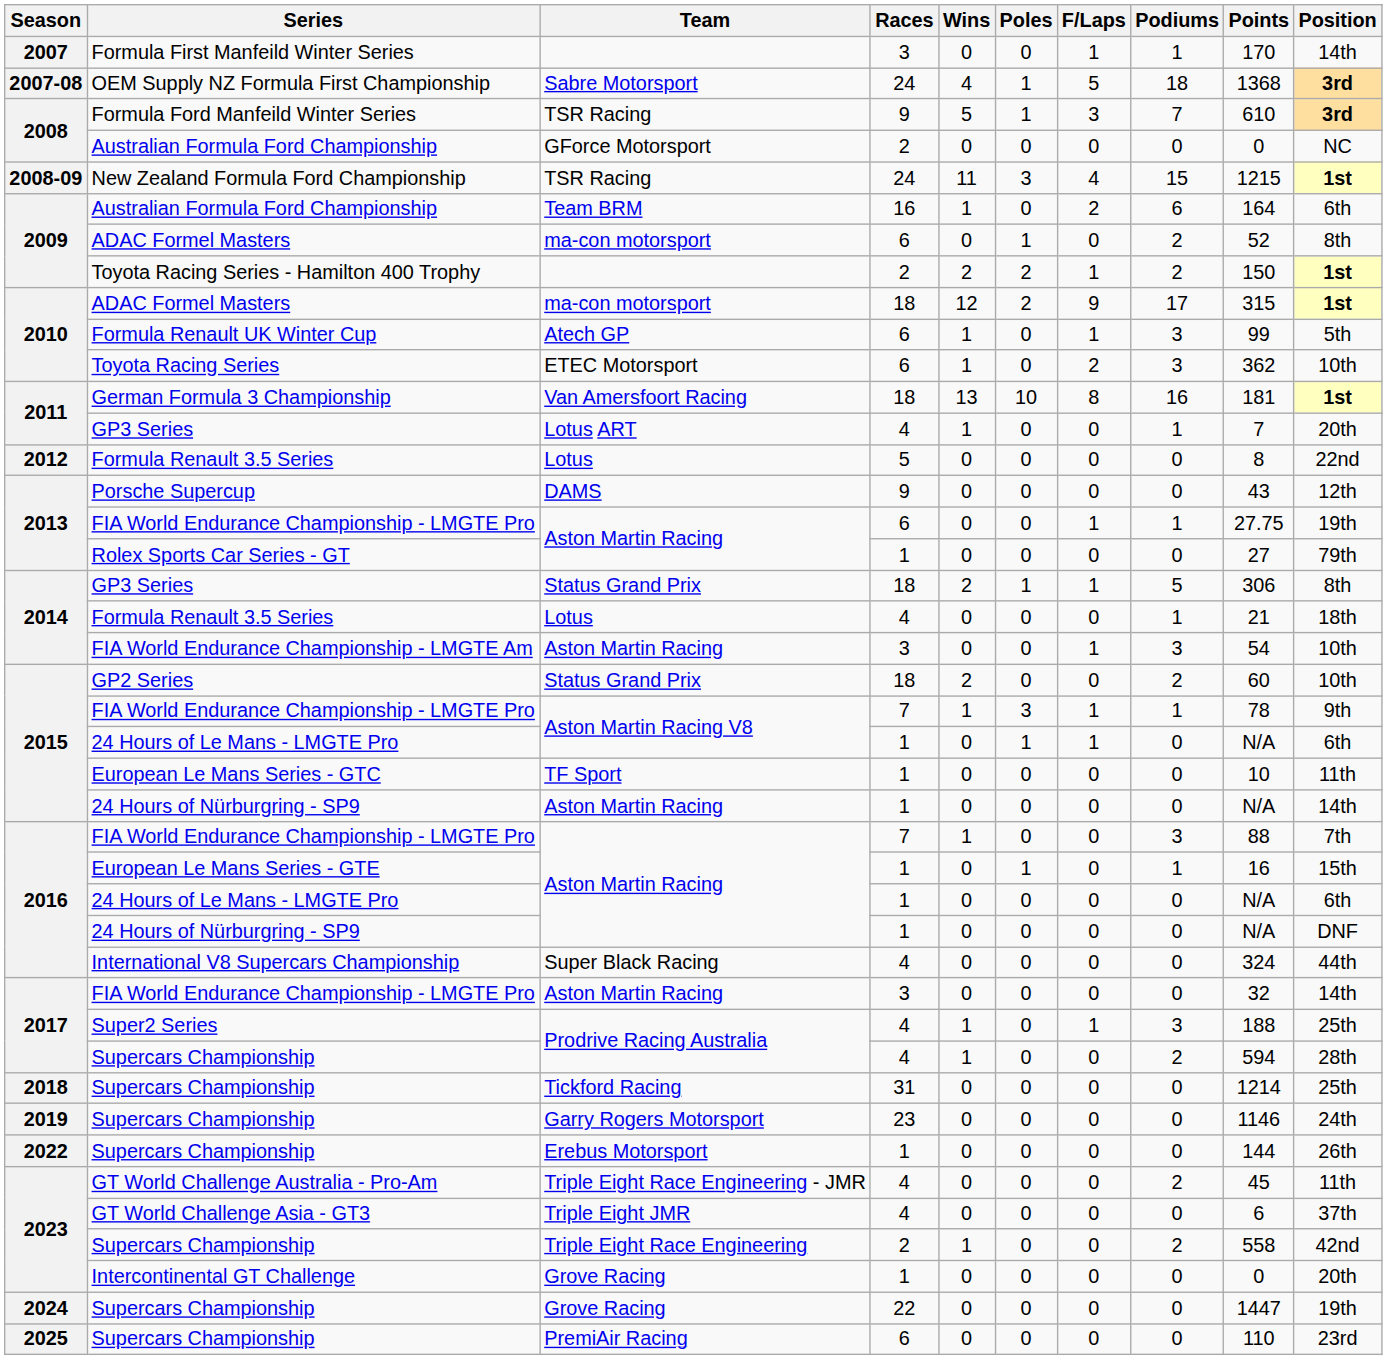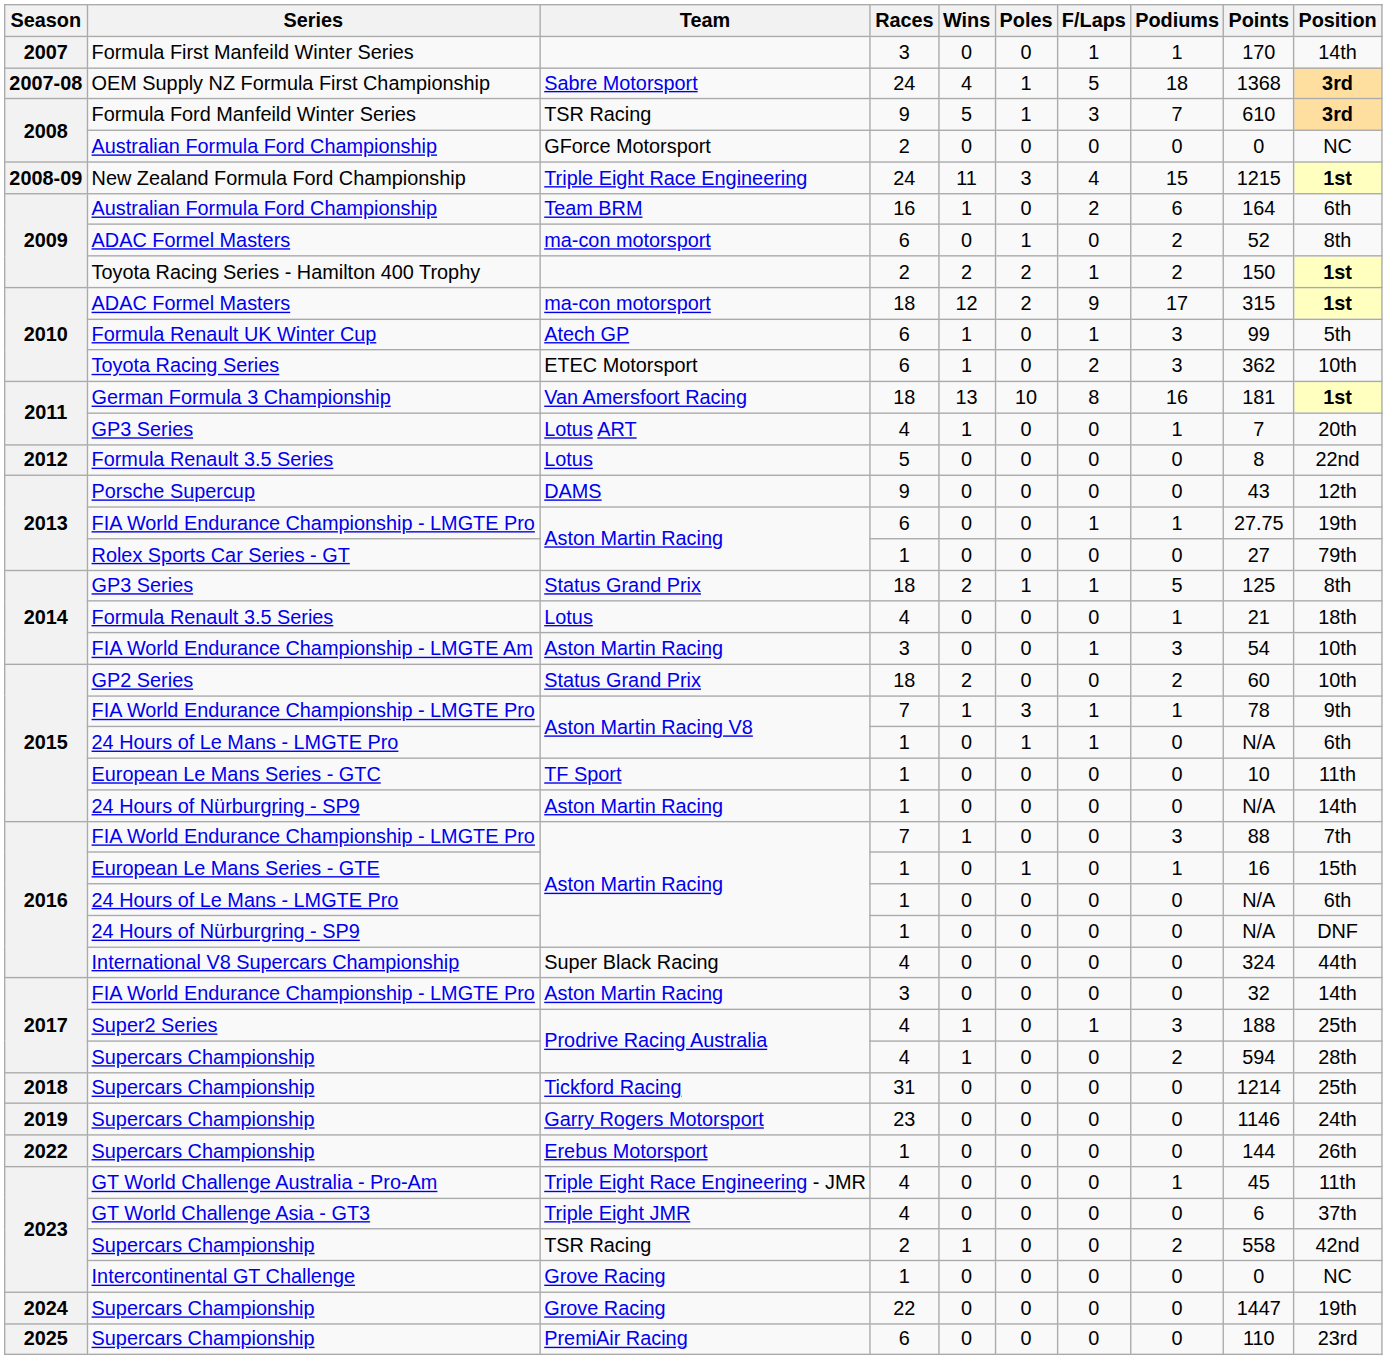(598, 178) TSR Racing -> (676, 178) Triple Eight Race Engineering
(1259, 586) 306 -> (1259, 586) 125
(1177, 1182) 2 -> (1177, 1182) 1
(676, 1245) Triple Eight Race Engineering -> (598, 1245) TSR Racing
(1338, 1277) 20th -> (1338, 1277) NC
